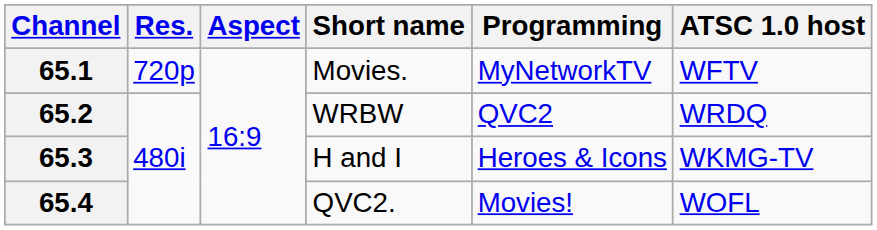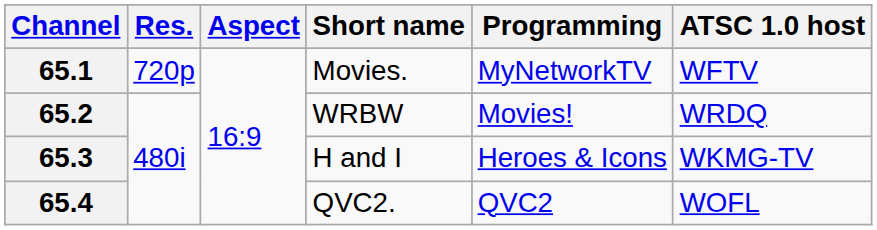(515, 114) QVC2 -> (525, 114) Movies!
(525, 202) Movies! -> (515, 202) QVC2
